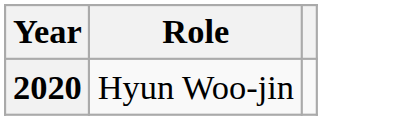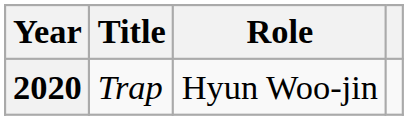+ column: (132, 31)
